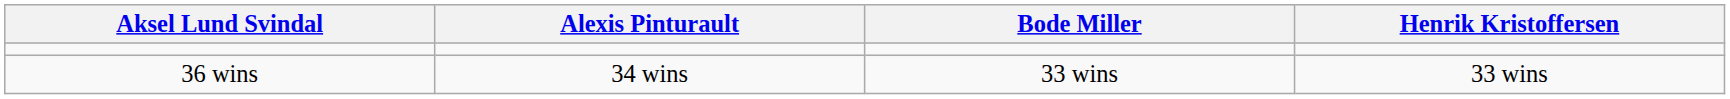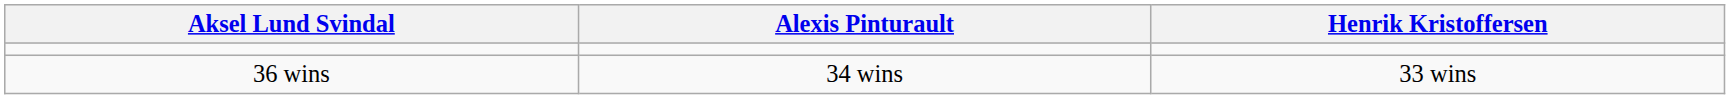- column: (1080, 23)
